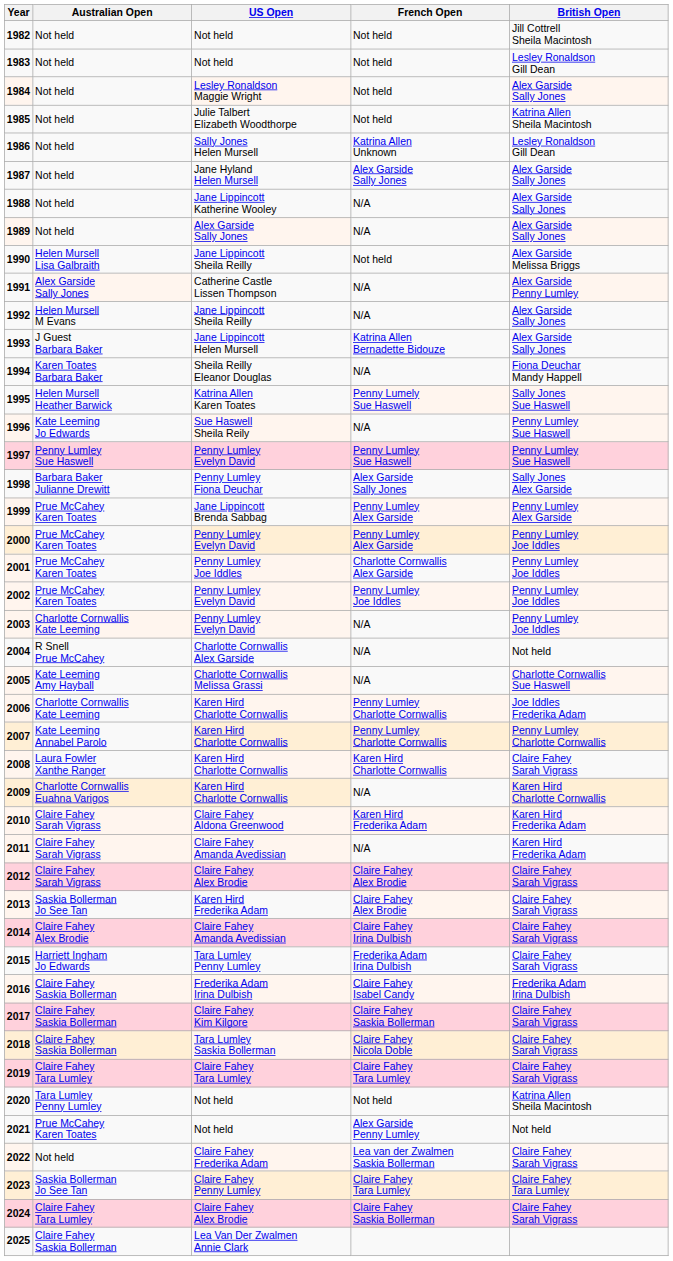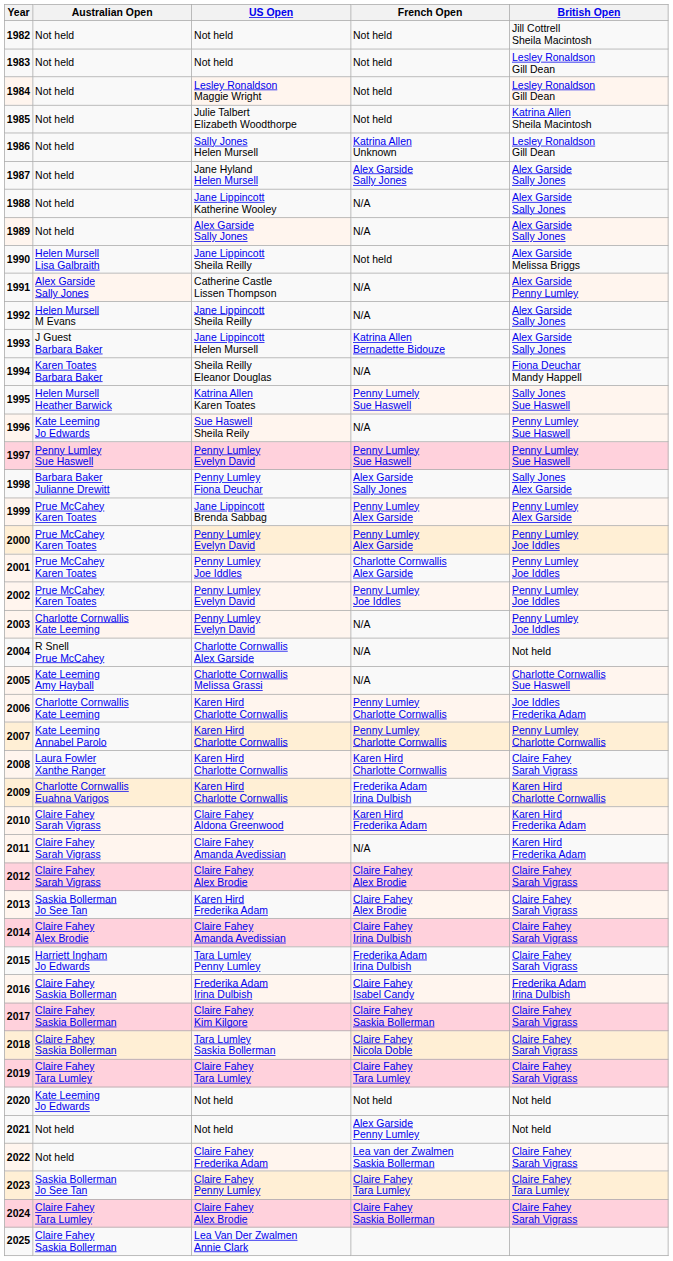(542, 91) Alex Garside Sally Jones -> (554, 91) Lesley Ronaldson Gill Dean
(362, 792) N/A -> (390, 792) Frederika Adam Irina Dulbish
(68, 1101) Tara Lumley Penny Lumley -> (67, 1101) Kate Leeming Jo Edwards
(552, 1101) Katrina Allen Sheila Macintosh -> (531, 1101) Not held
(70, 1129) Prue McCahey Karen Toates -> (55, 1129) Not held
